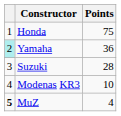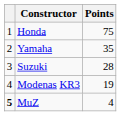(10, 49) paleturquoise background -> (10, 49) no background
(108, 49) 36 -> (108, 49) 35
(108, 84) 10 -> (108, 84) 19
